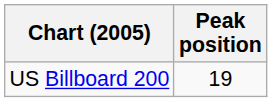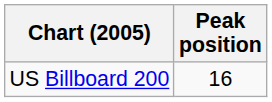(220, 79) 19 -> (220, 79) 16
